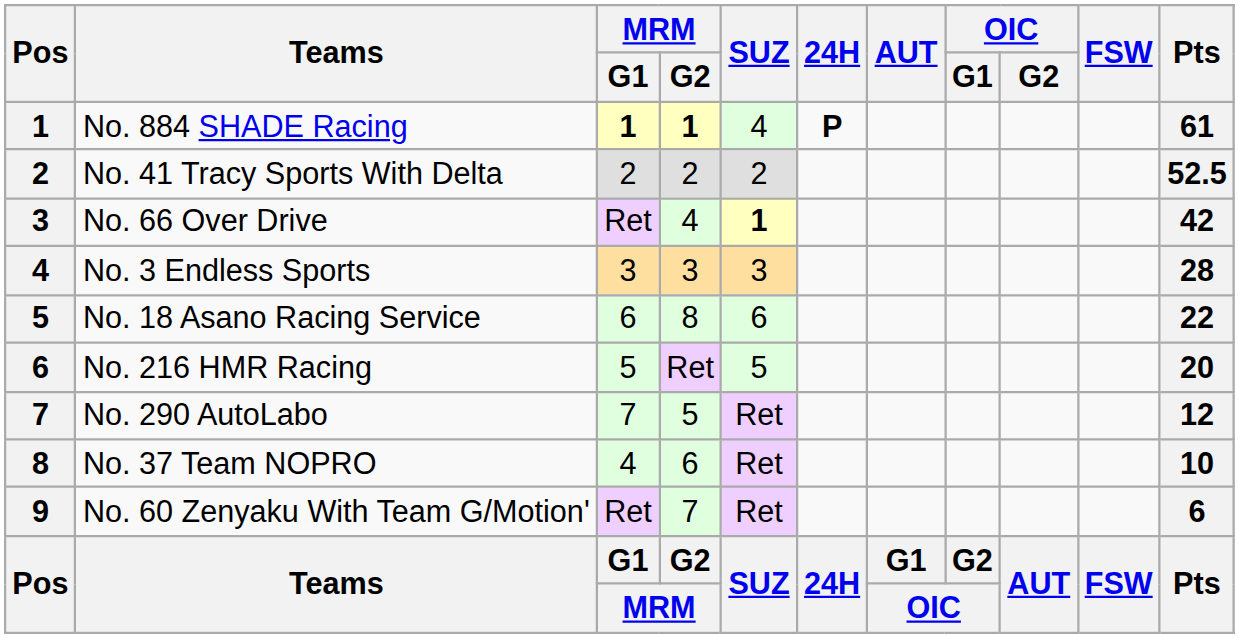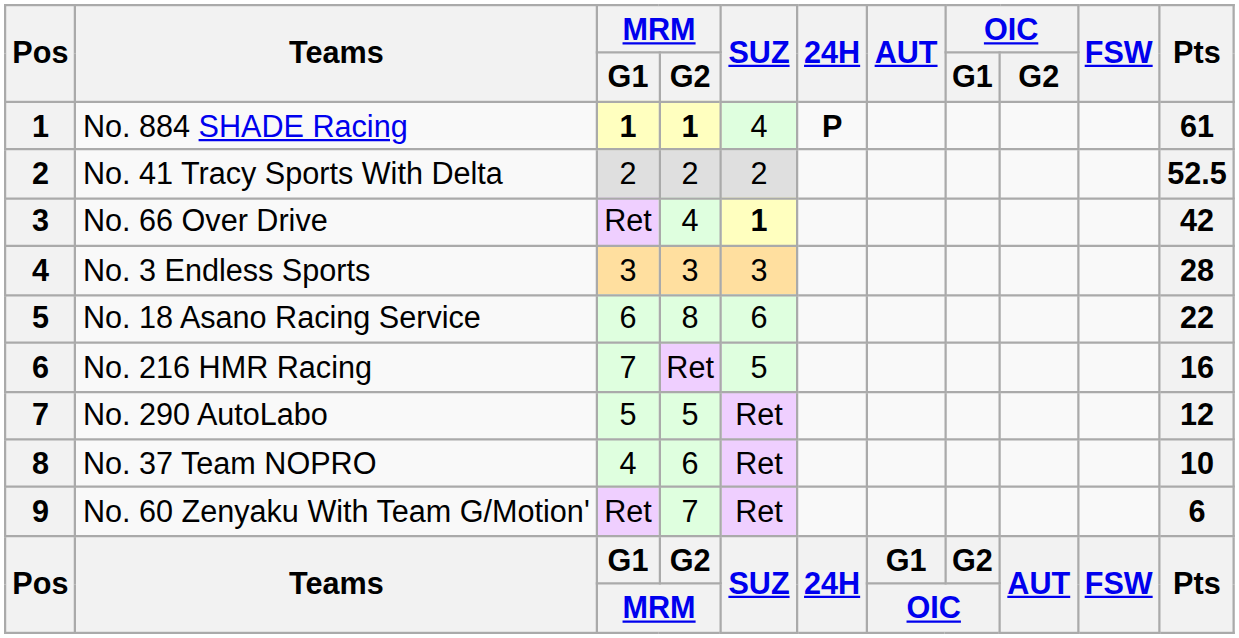(628, 366) 5 -> (628, 366) 7
(1197, 366) 20 -> (1197, 366) 16
(628, 415) 7 -> (628, 415) 5
